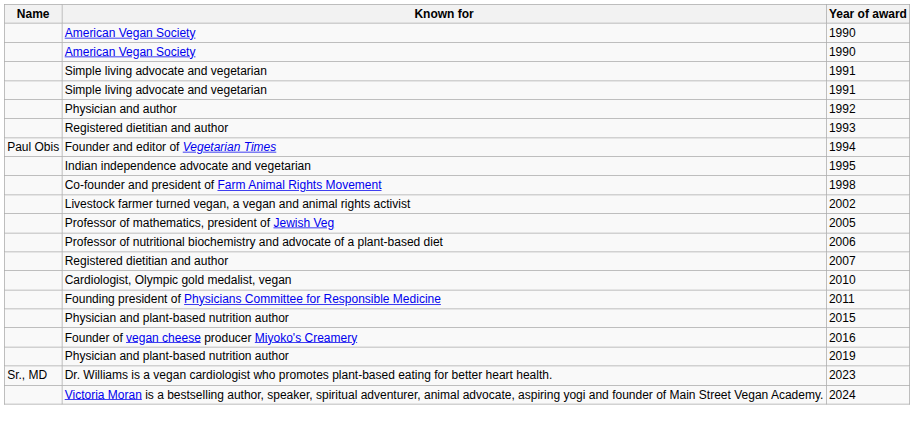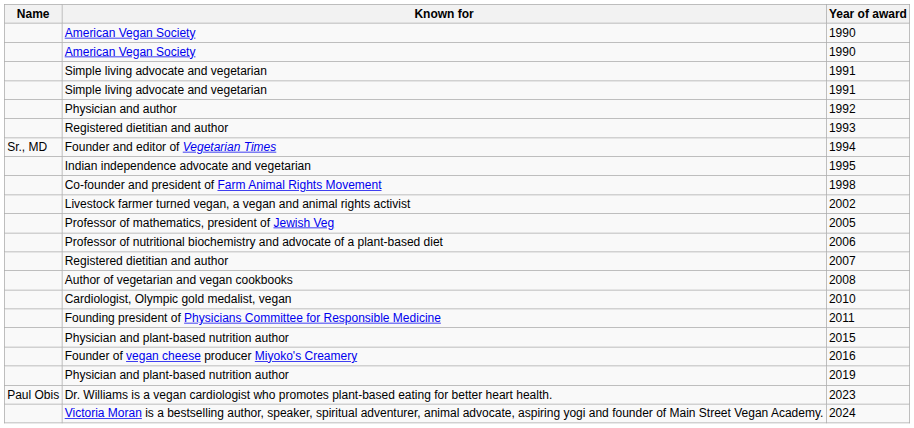(33, 147) Paul Obis -> (27, 147) Sr., MD
+ row: (179, 280)
(27, 375) Sr., MD -> (33, 394) Paul Obis
